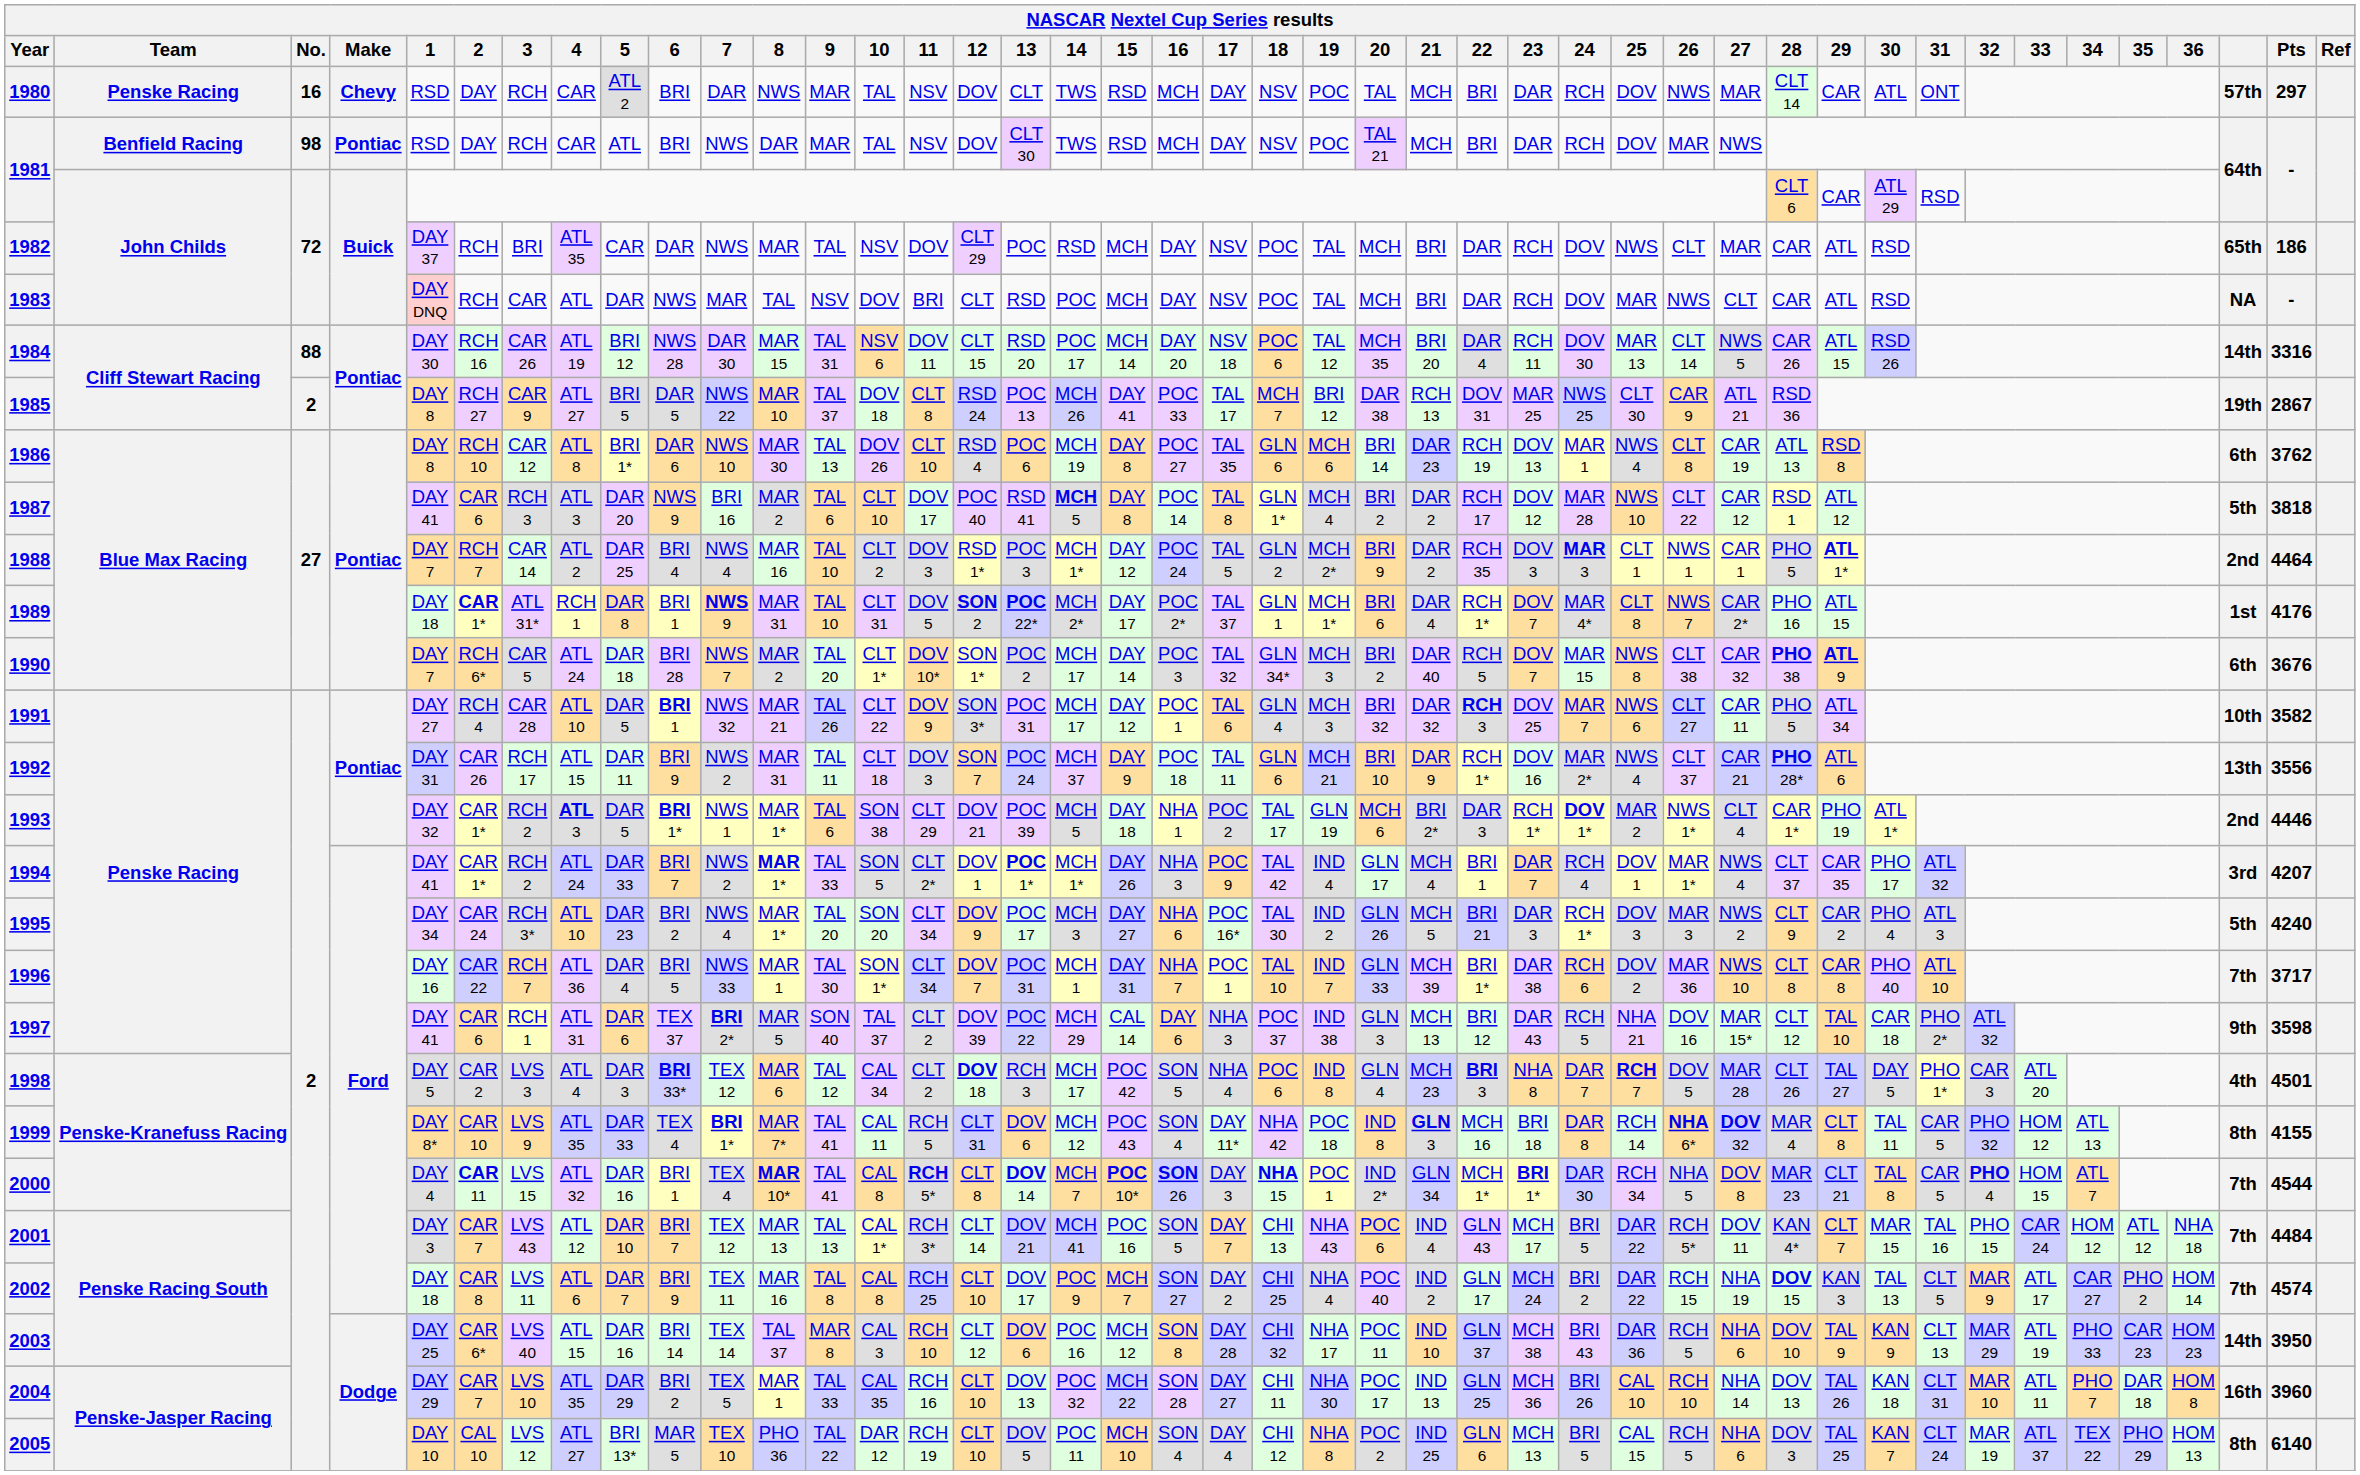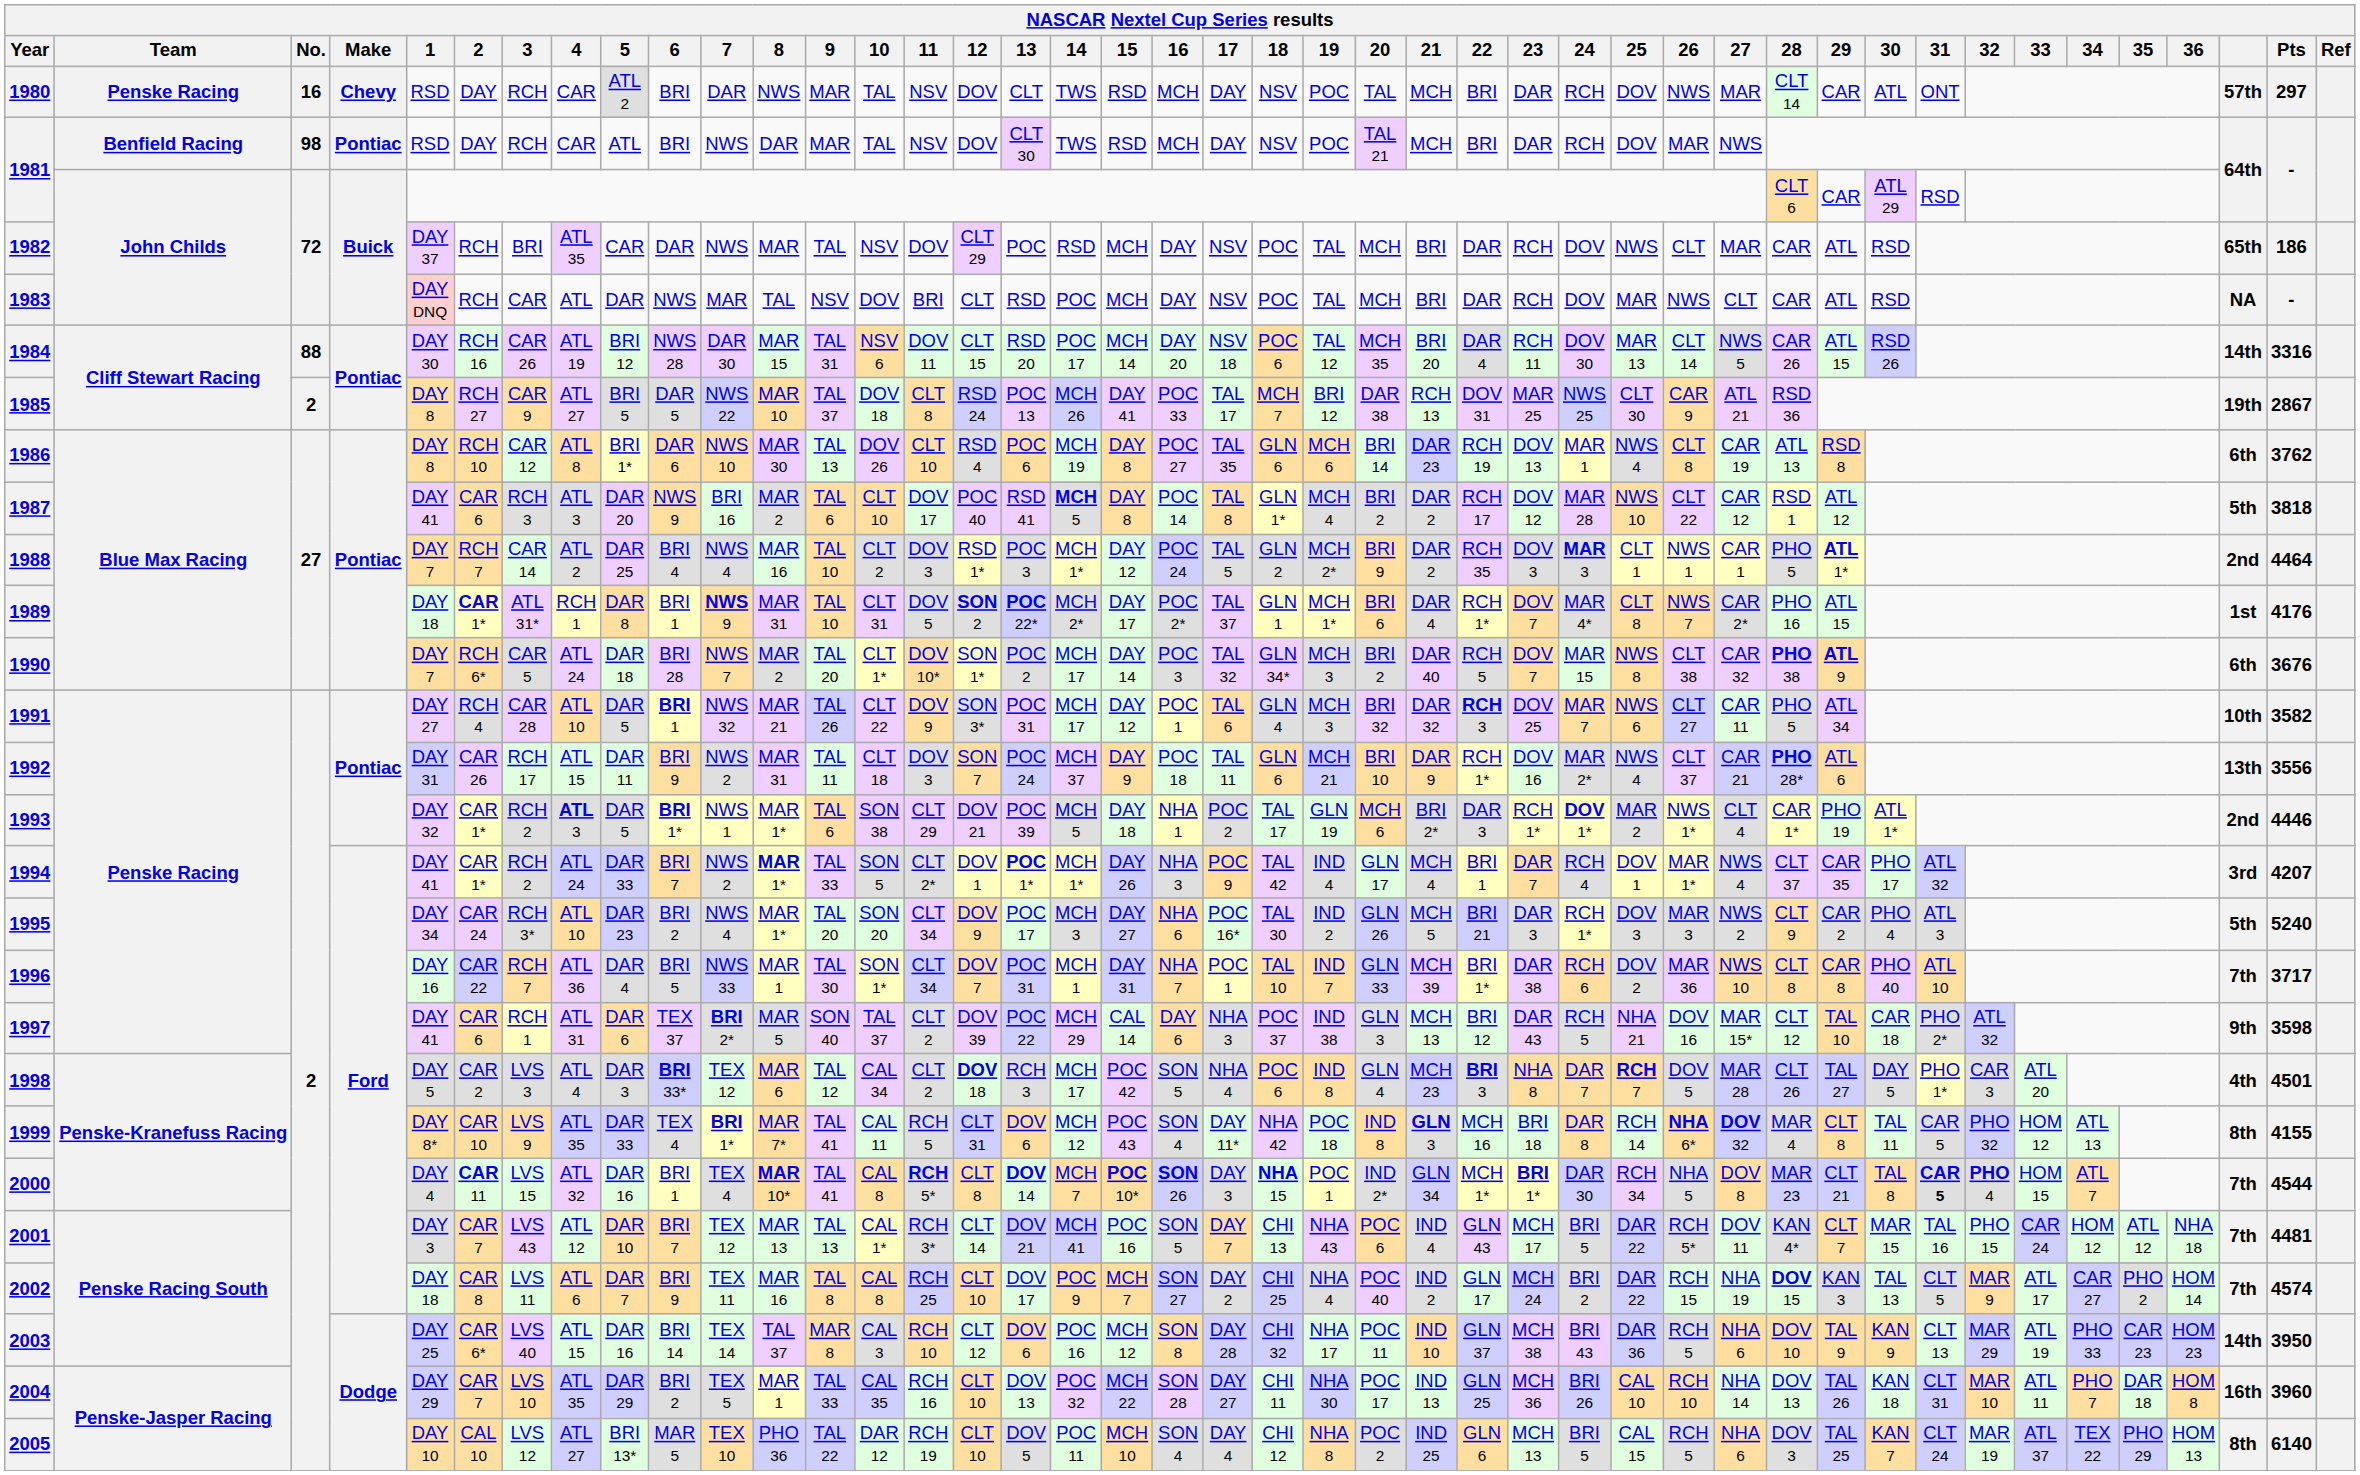(2291, 924) 4240 -> (2291, 924) 5240
(1940, 1183) normal -> (1940, 1184) bold
(2291, 1236) 4484 -> (2291, 1236) 4481
